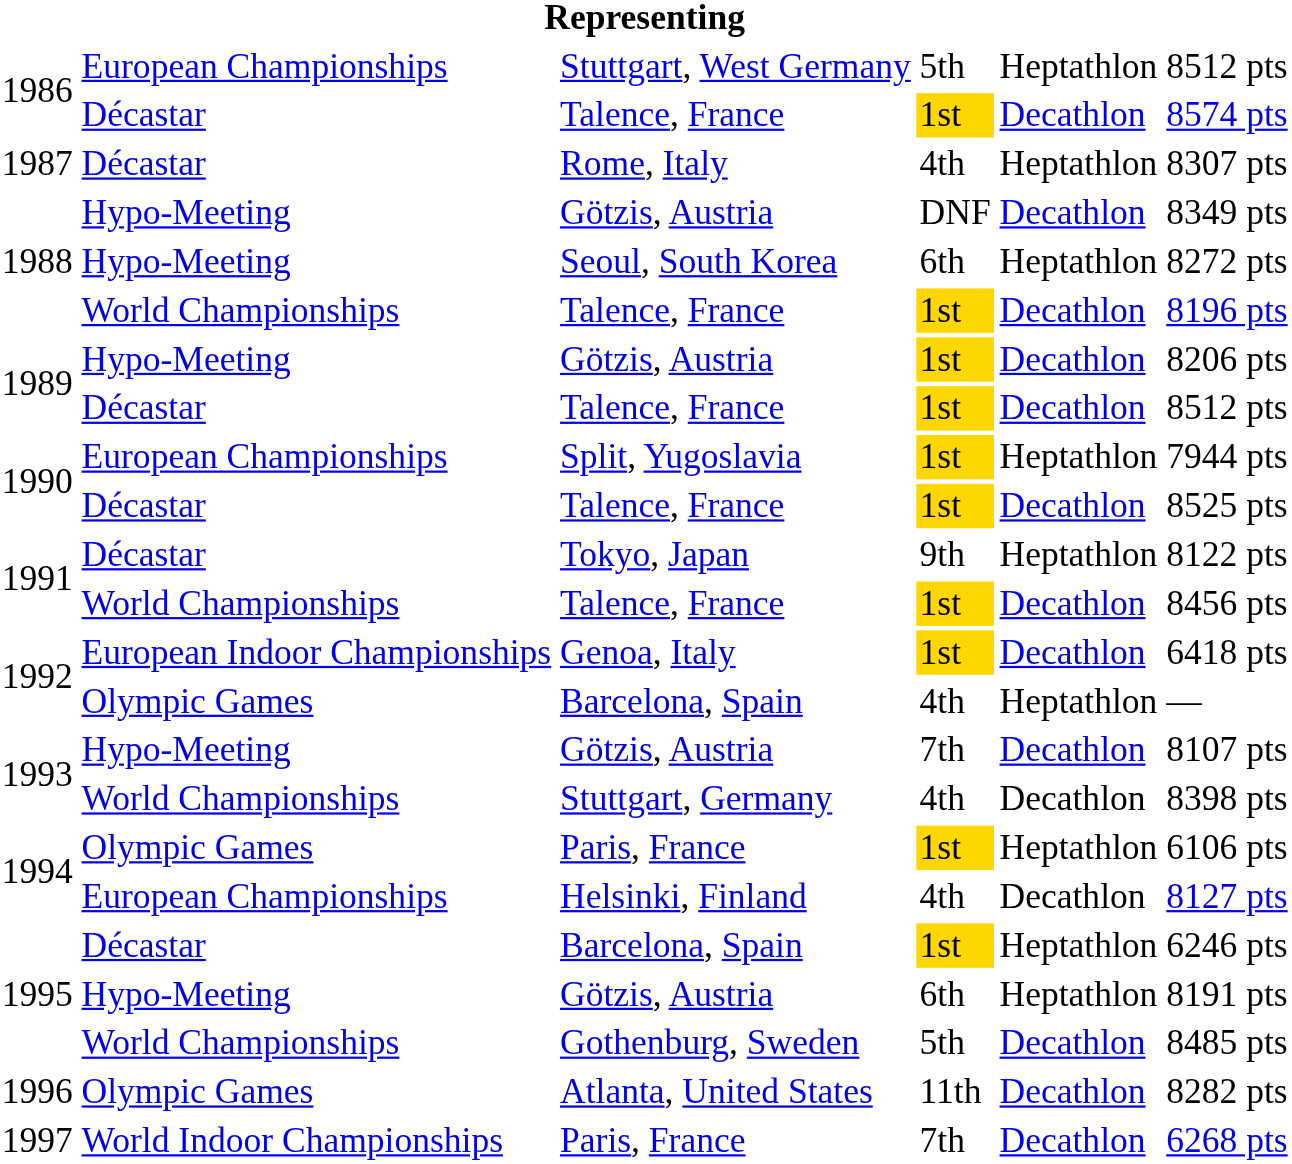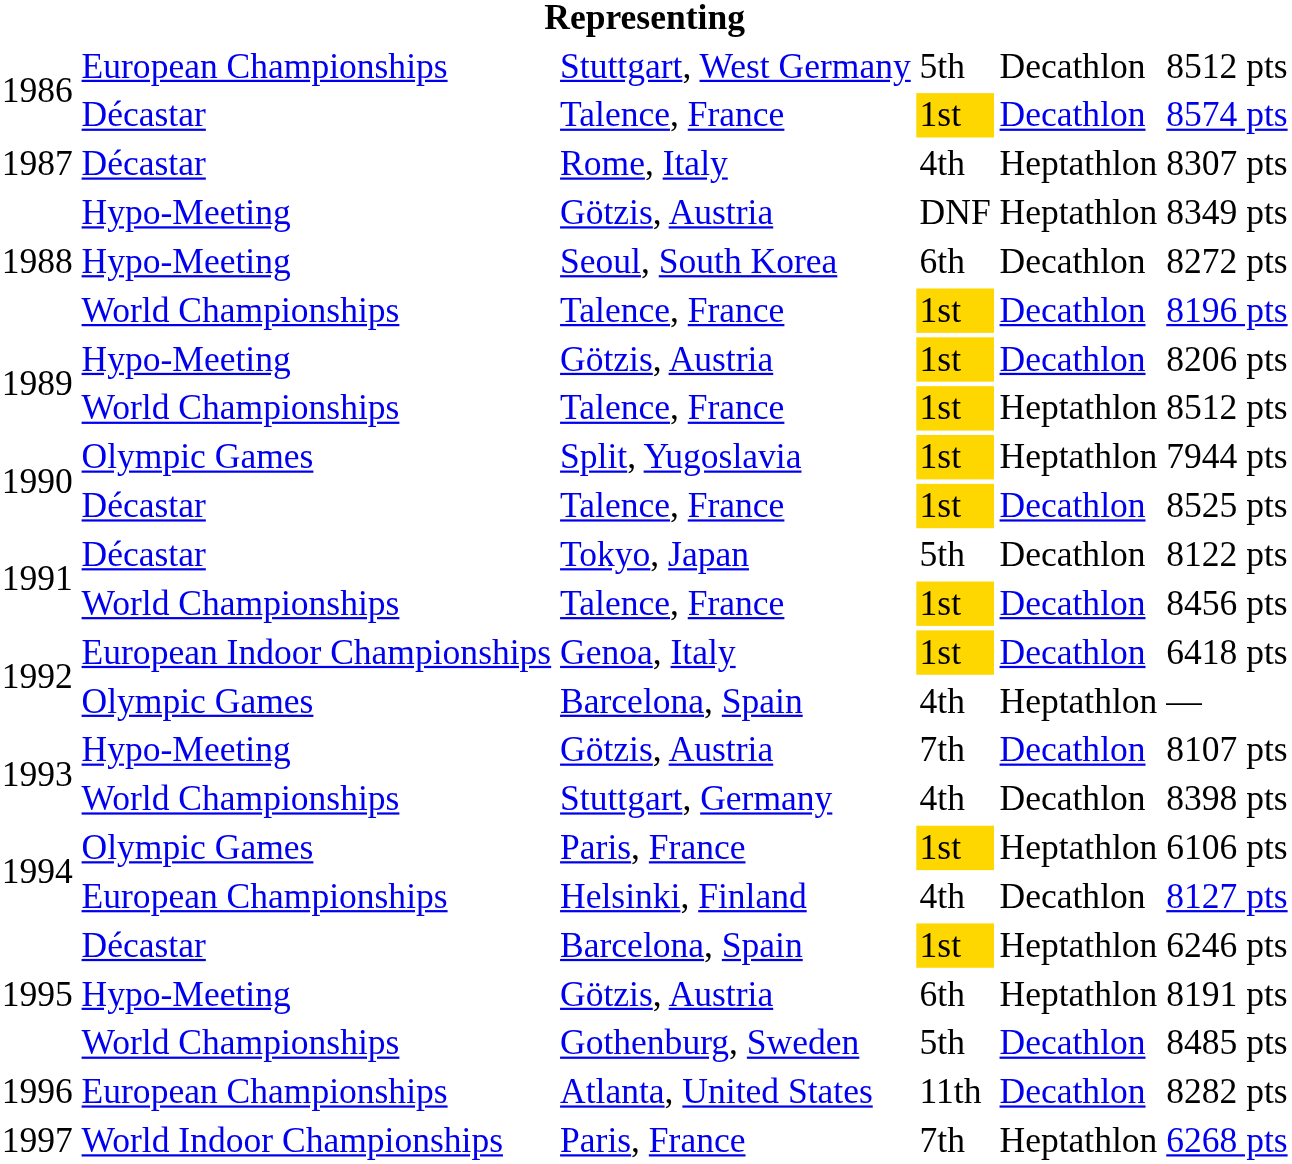(1078, 65) Heptathlon -> (1073, 65) Decathlon
(1073, 212) Decathlon -> (1078, 212) Heptathlon
(1078, 261) Heptathlon -> (1073, 261) Decathlon
(144, 407) Décastar -> (240, 407) World Championships
(1073, 407) Decathlon -> (1078, 407) Heptathlon
(265, 456) European Championships -> (197, 456) Olympic Games
(942, 554) 9th -> (942, 554) 5th
(1078, 554) Heptathlon -> (1073, 554) Decathlon
(197, 1091) Olympic Games -> (265, 1091) European Championships
(1073, 1140) Decathlon -> (1078, 1140) Heptathlon
